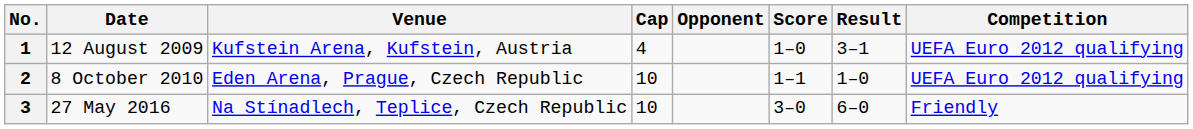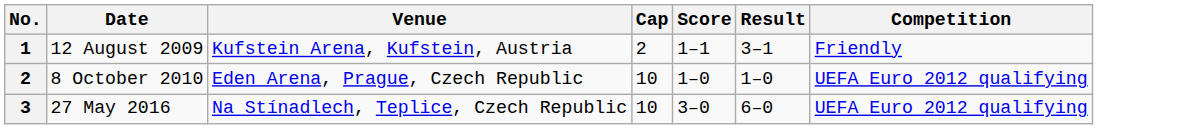- column: (721, 20)
(641, 49) 4 -> (641, 49) 2
(790, 49) 1–0 -> (694, 49) 1–1
(1047, 49) UEFA Euro 2012 qualifying -> (858, 49) Friendly
(790, 79) 1–1 -> (694, 79) 1–0
(954, 109) Friendly -> (951, 109) UEFA Euro 2012 qualifying
